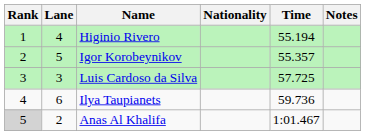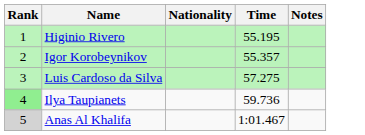- column: (59, 15)
(296, 36) 55.194 -> (261, 36) 55.195
(296, 78) 57.725 -> (261, 78) 57.275
(23, 99) no background -> (23, 99) lightgreen background
